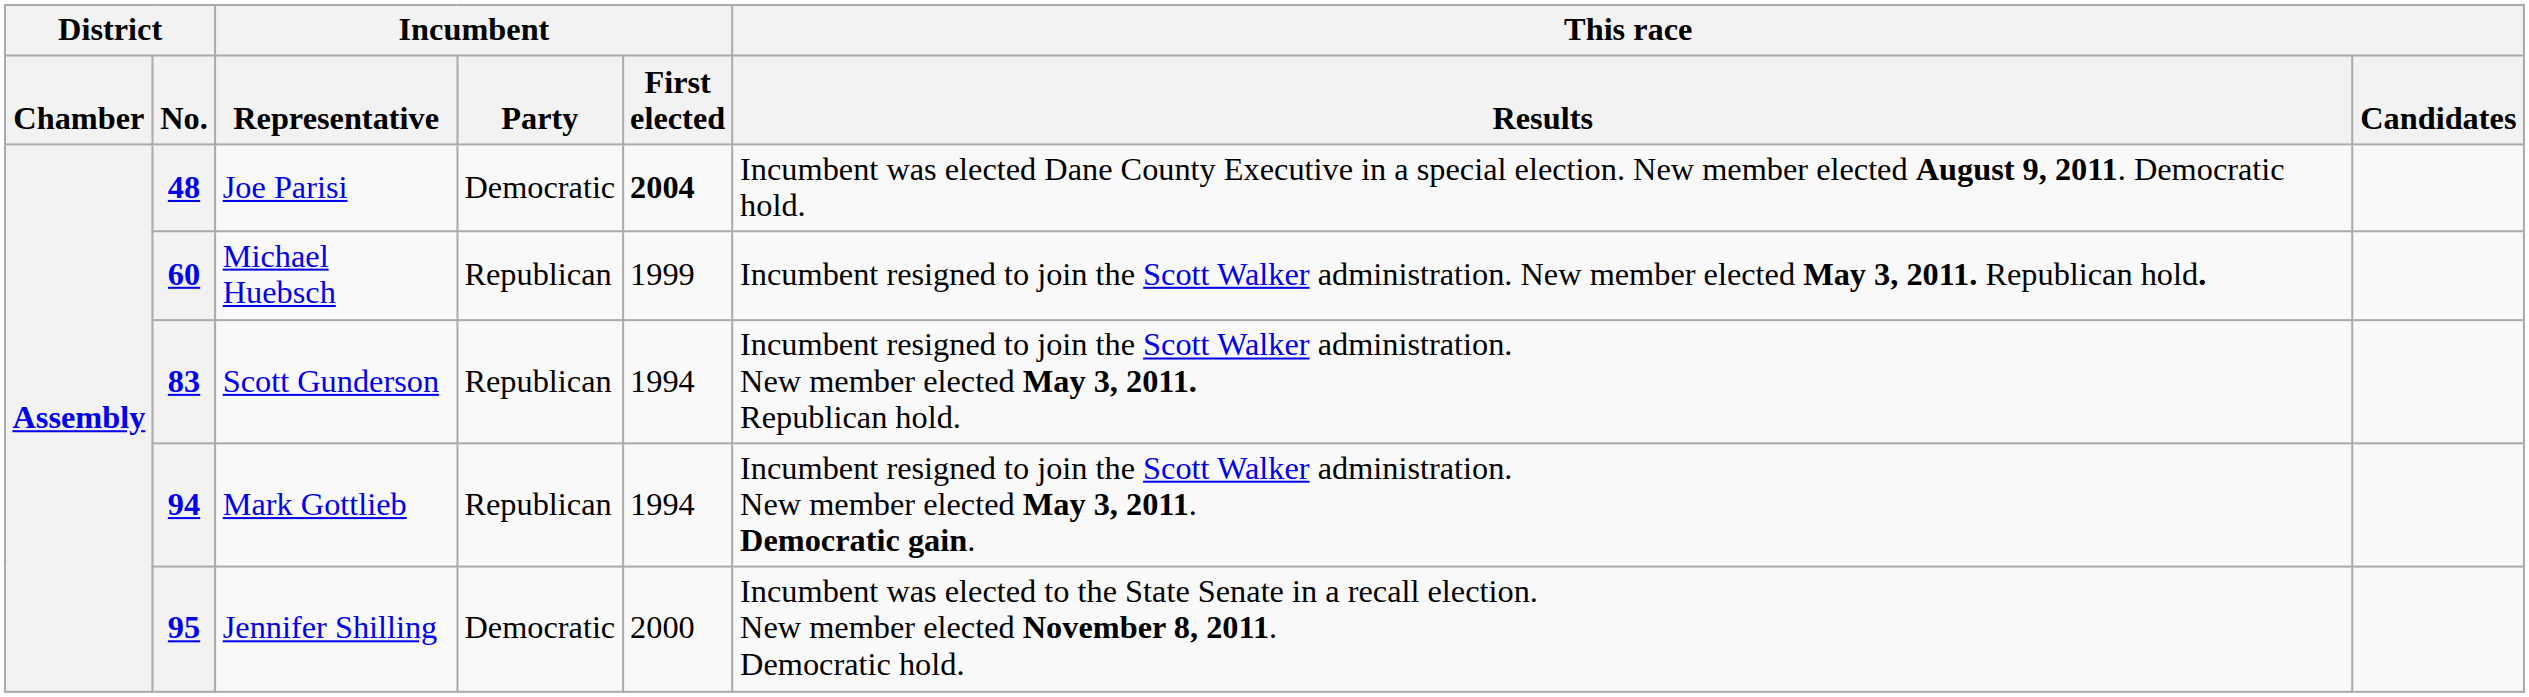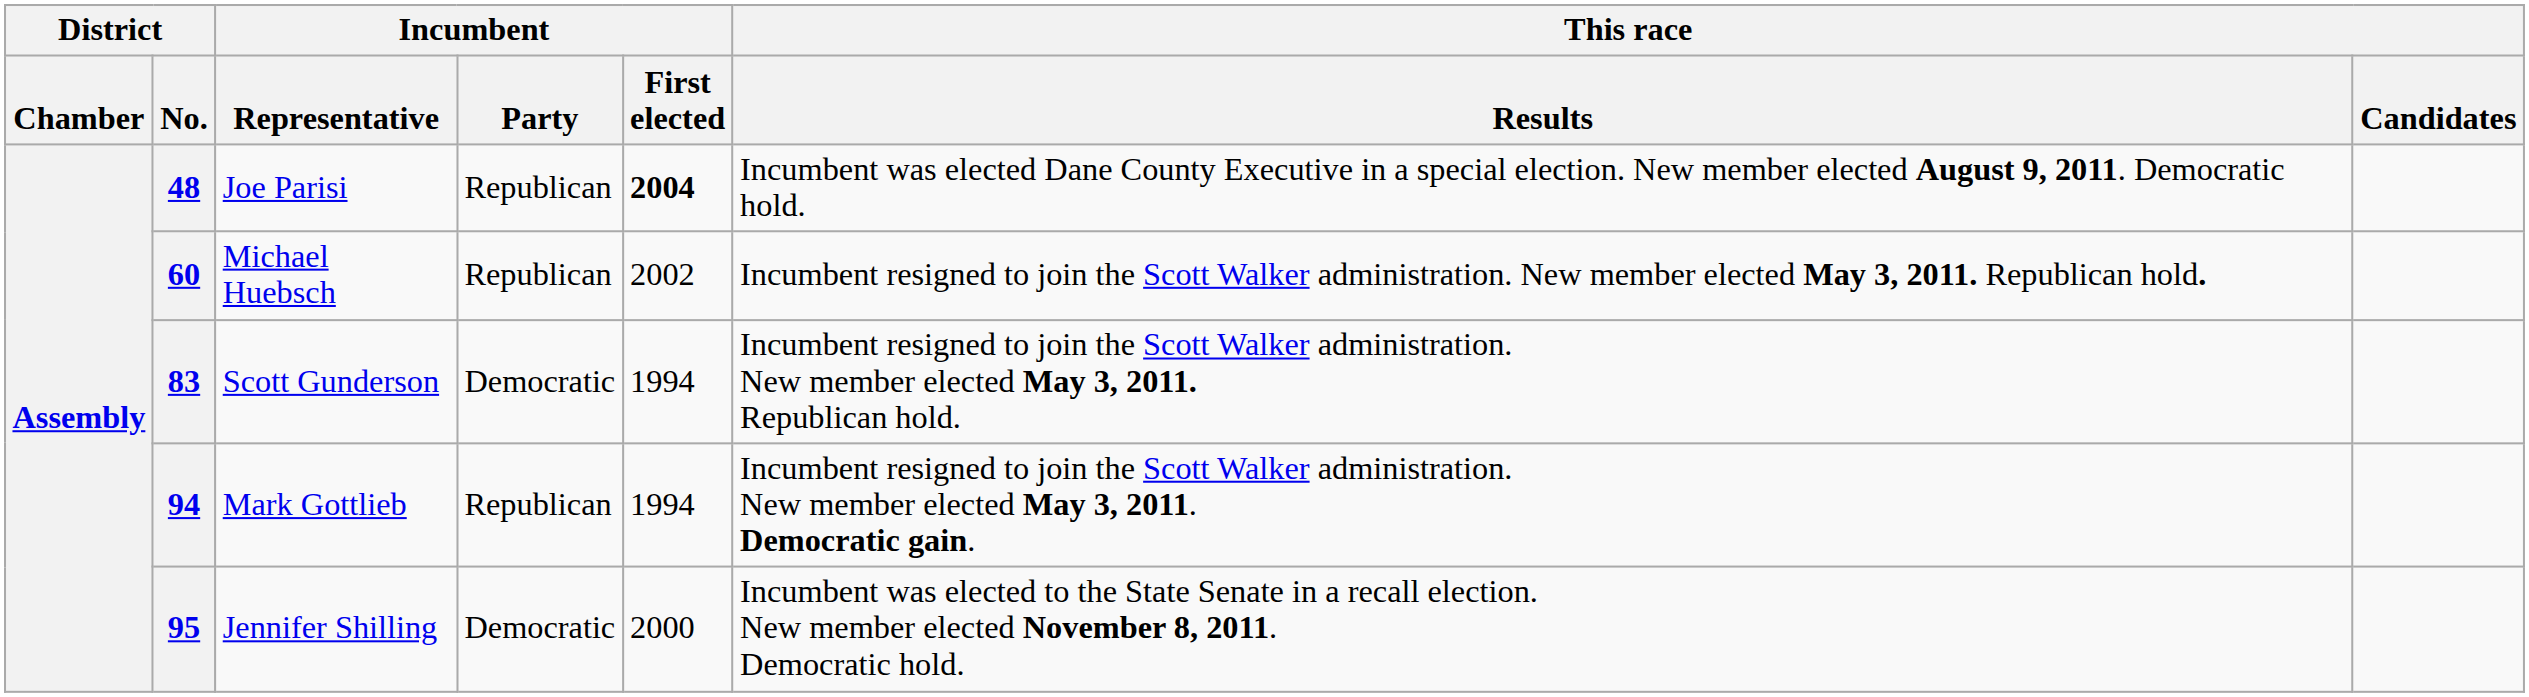(540, 187) Democratic -> (538, 187) Republican
(662, 274) 1999 -> (662, 274) 2002
(538, 380) Republican -> (540, 380) Democratic
